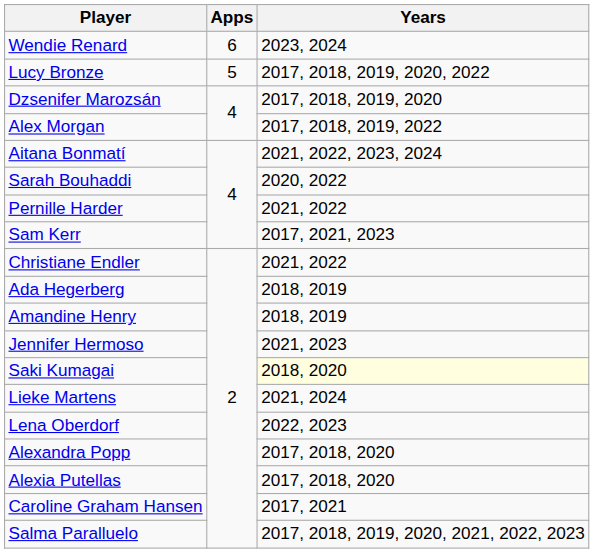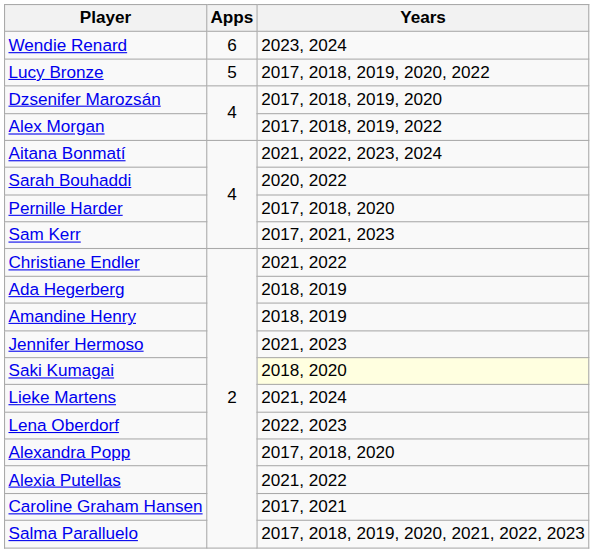(304, 208) 2021, 2022 -> (328, 208) 2017, 2018, 2020
(328, 479) 2017, 2018, 2020 -> (304, 479) 2021, 2022
